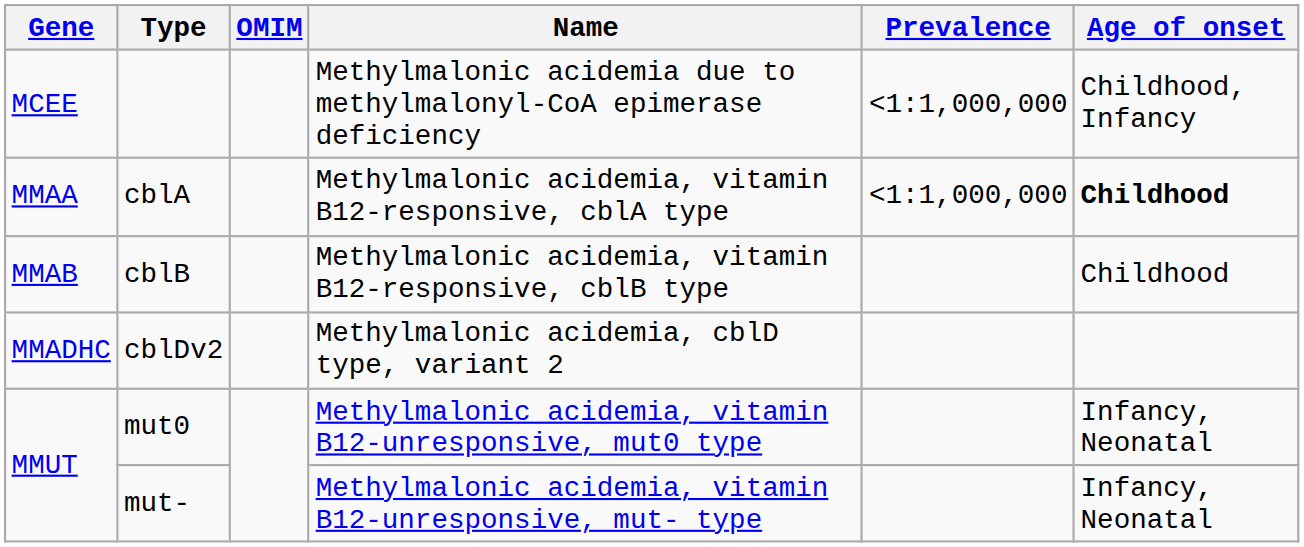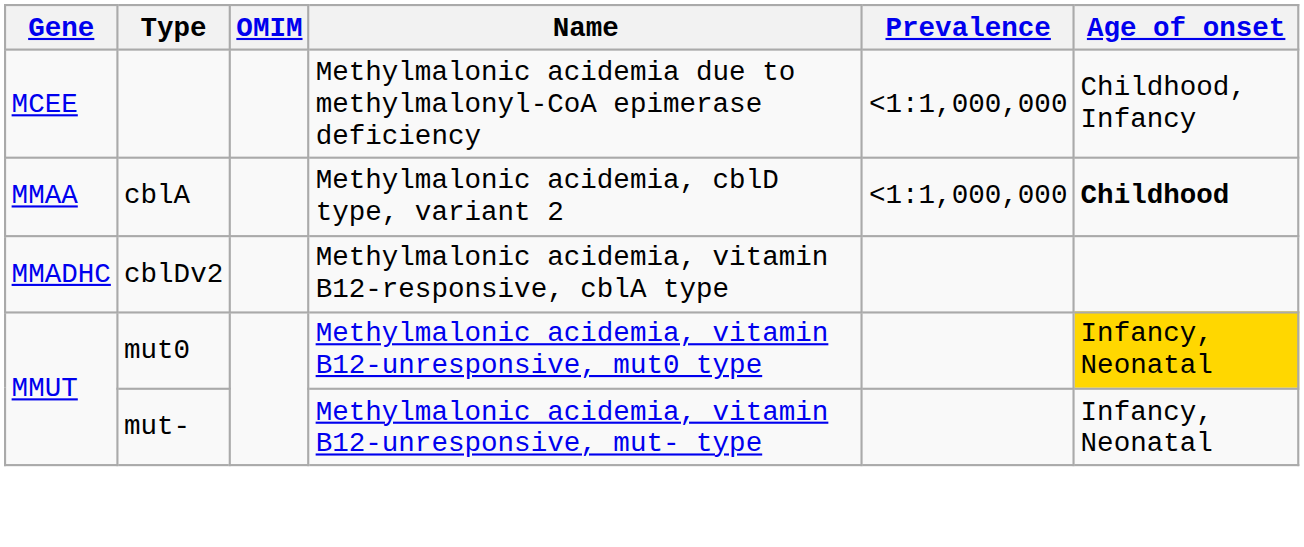(572, 197) Methylmalonic acidemia, vitamin B12-responsive, cblA type -> (547, 197) Methylmalonic acidemia, cblD type, variant 2
- row: (157, 274)
(547, 350) Methylmalonic acidemia, cblD type, variant 2 -> (572, 274) Methylmalonic acidemia, vitamin B12-responsive, cblA type
(1147, 427) no background -> (1147, 350) gold background
